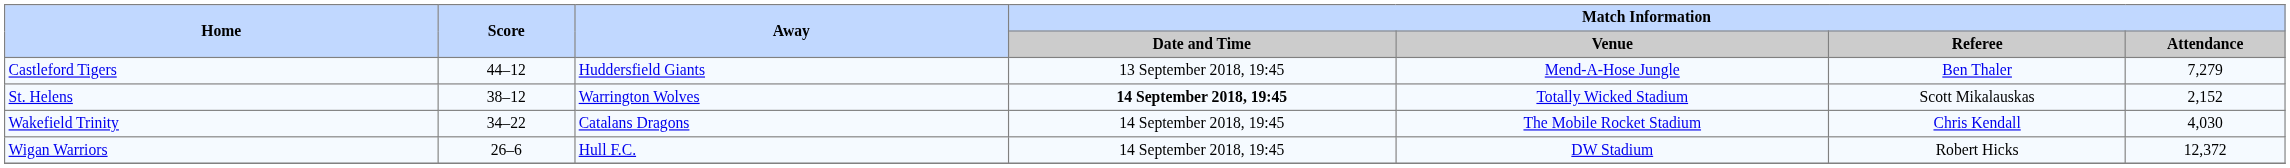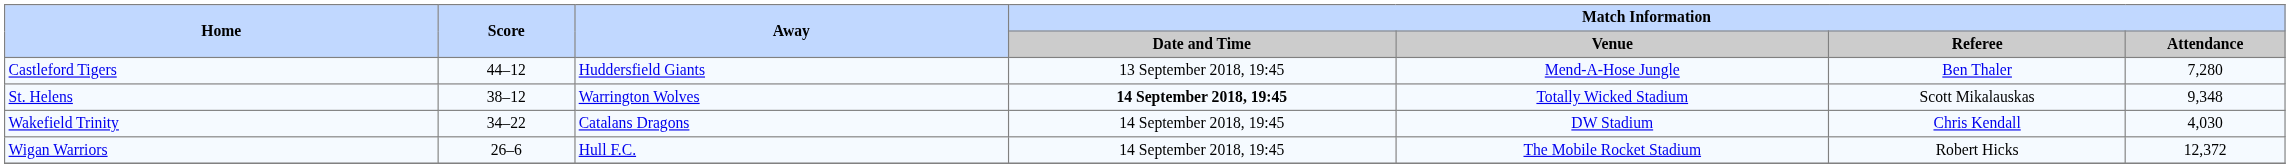(2205, 70) 7,279 -> (2205, 70) 7,280
(2205, 97) 2,152 -> (2205, 97) 9,348
(1612, 123) The Mobile Rocket Stadium -> (1612, 123) DW Stadium
(1612, 149) DW Stadium -> (1612, 149) The Mobile Rocket Stadium
